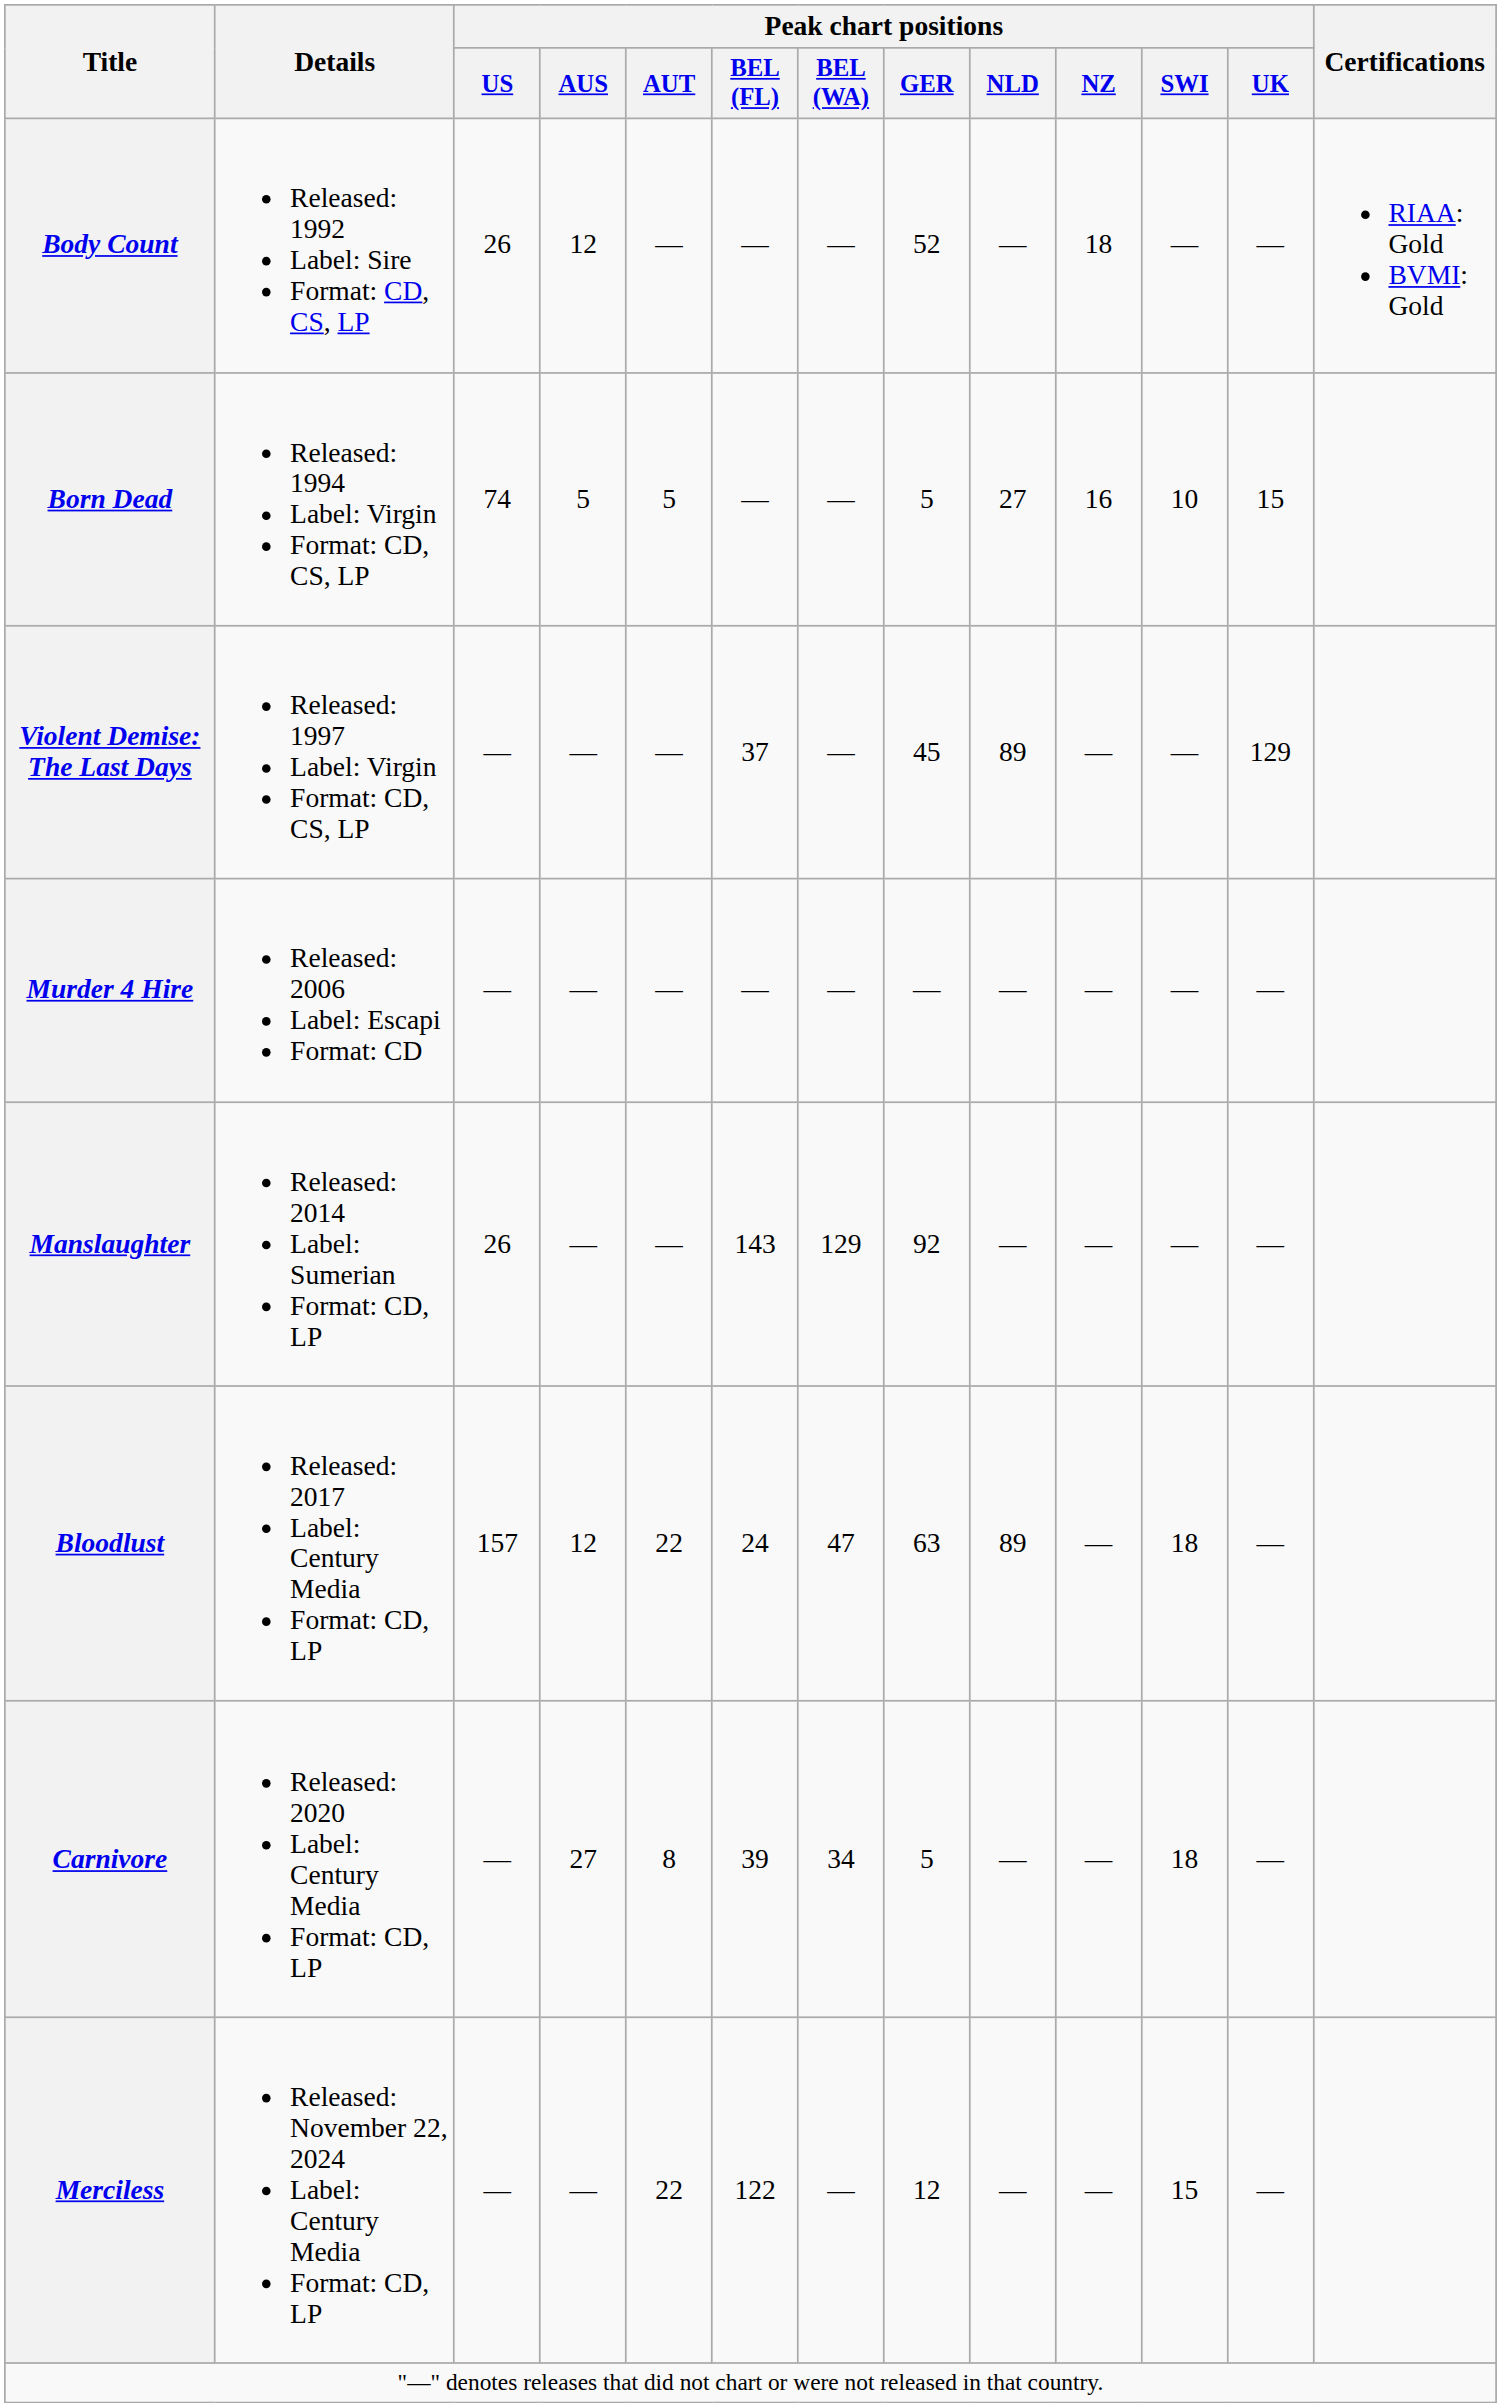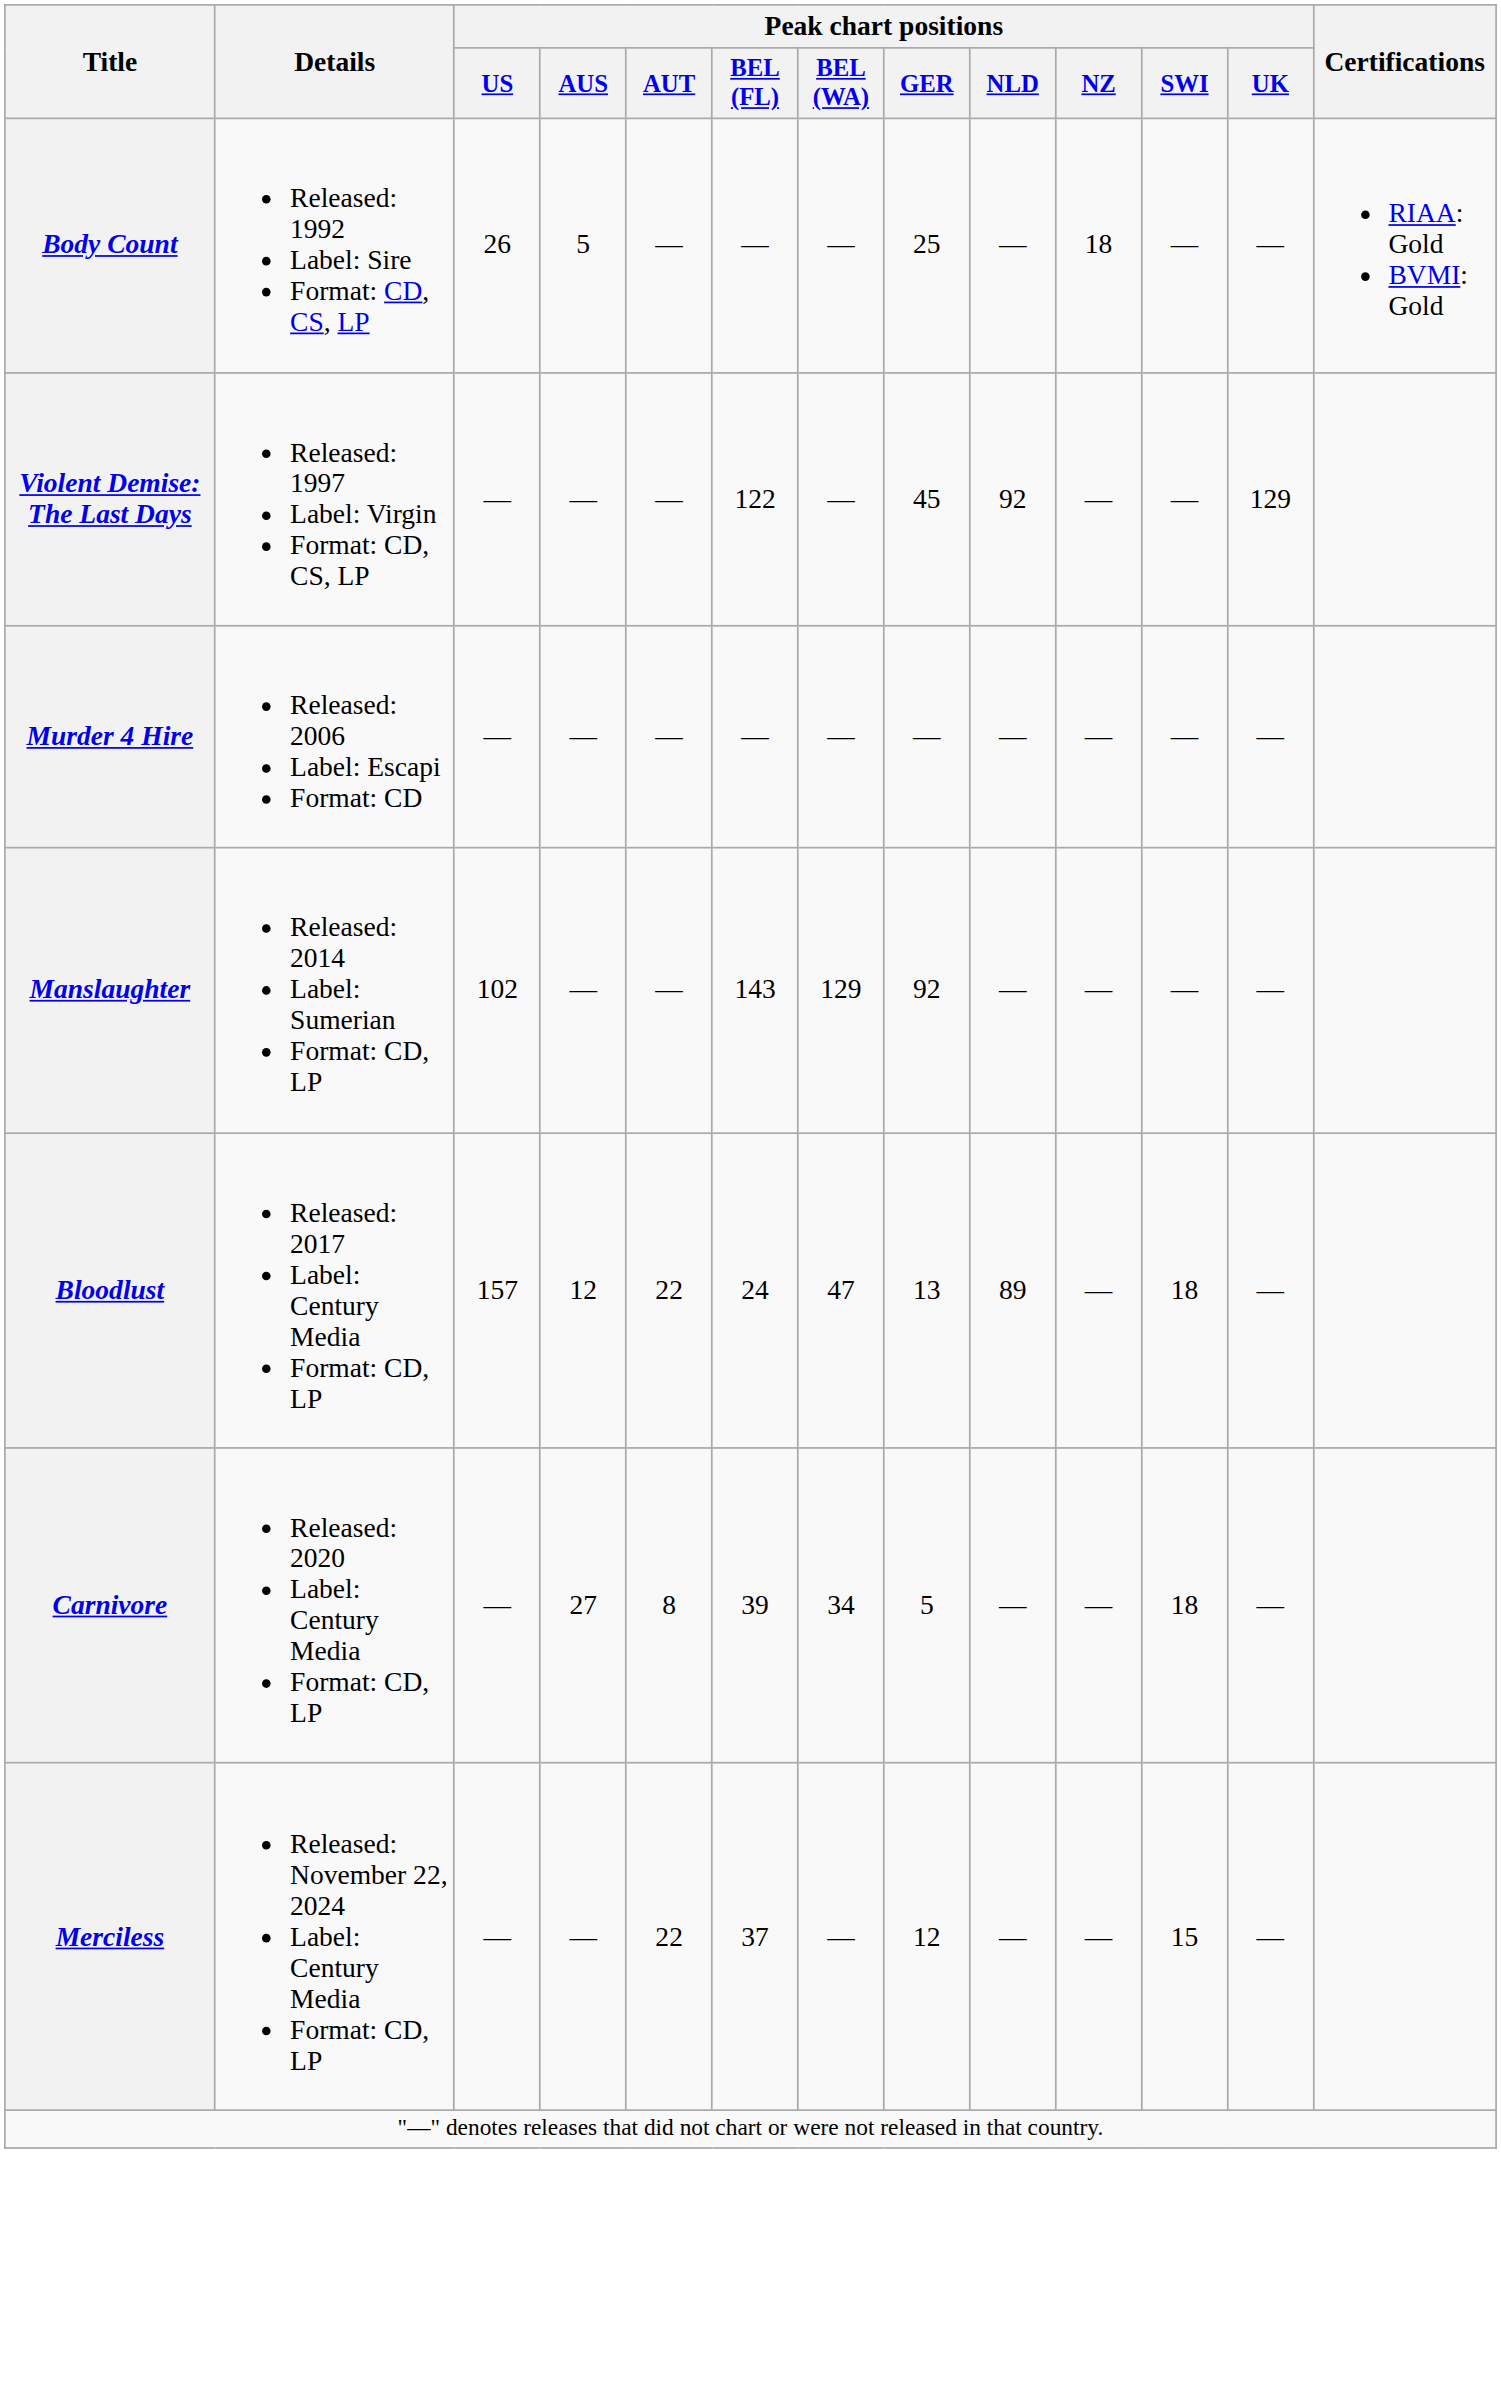(583, 244) 12 -> (583, 244) 5
(927, 244) 52 -> (927, 244) 25
- row: (110, 498)
(755, 751) 37 -> (755, 498) 122
(1013, 751) 89 -> (1013, 498) 92
(497, 1243) 26 -> (497, 989) 102
(927, 1543) 63 -> (927, 1289) 13
(755, 2189) 122 -> (755, 1936) 37
